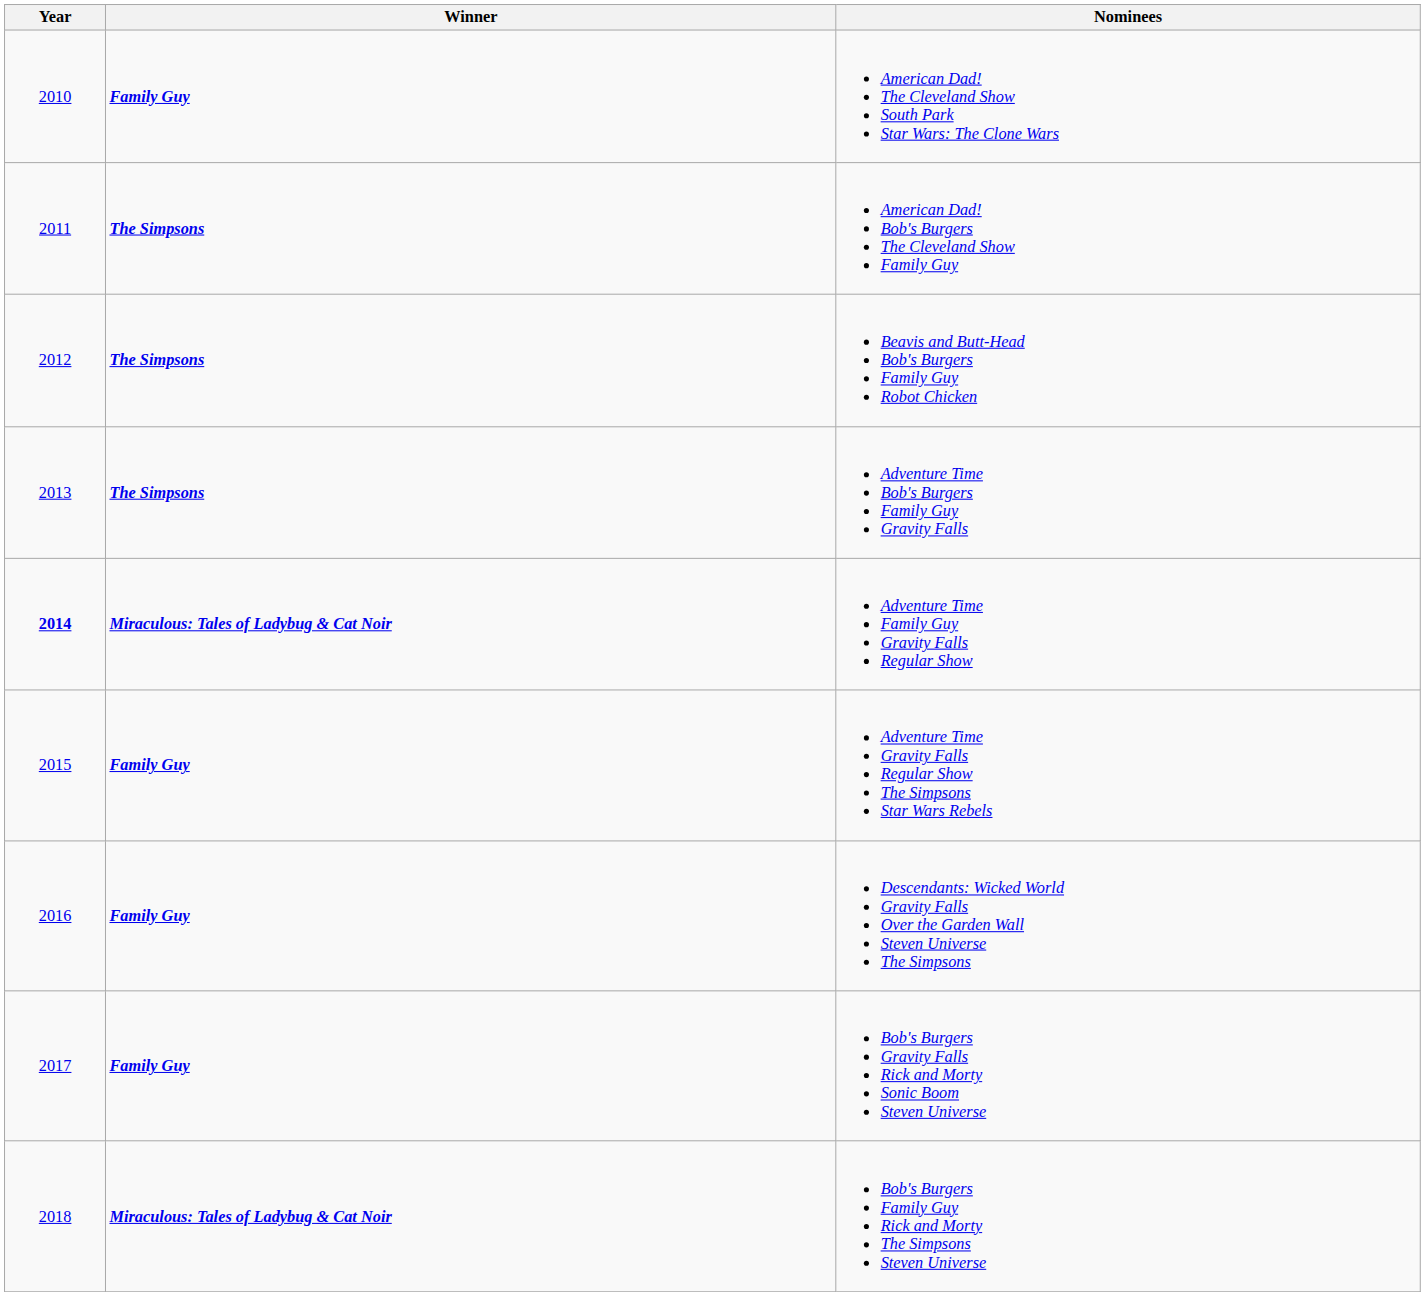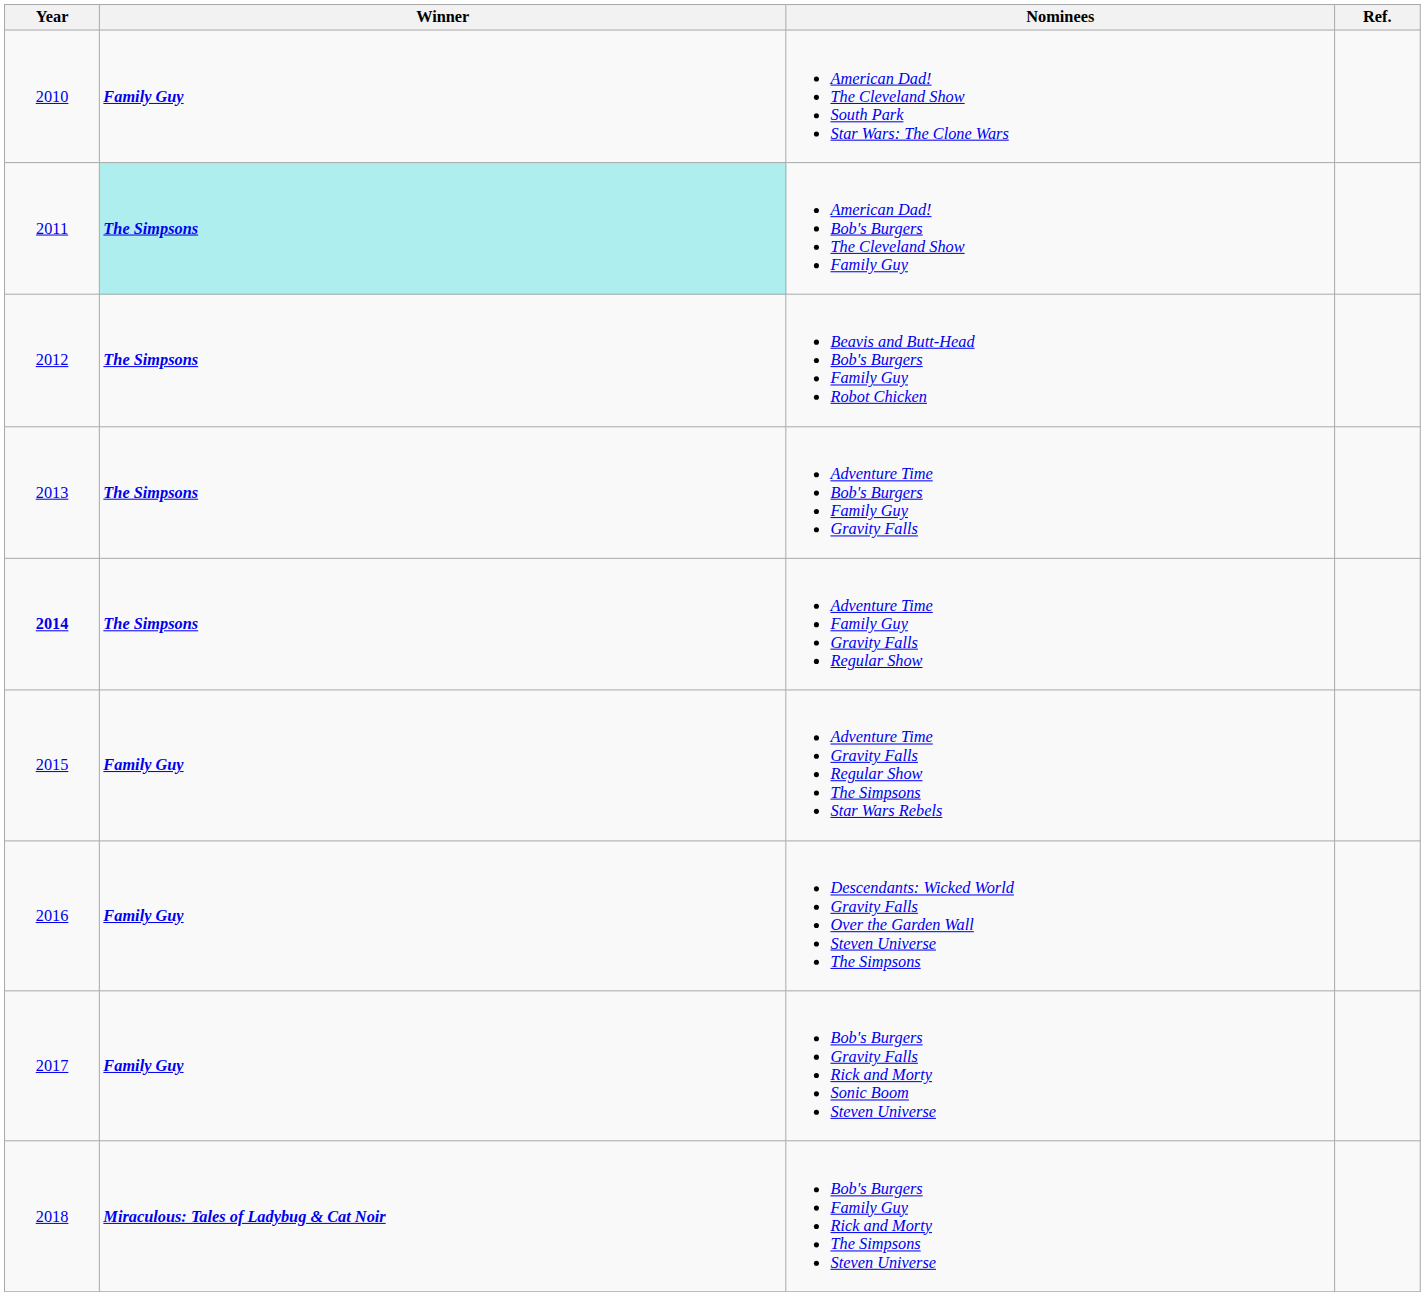+ column: (1377, 17)
(157, 228) no background -> (151, 228) paleturquoise background
(251, 624) Miraculous: Tales of Ladybug & Cat Noir -> (151, 624) The Simpsons
